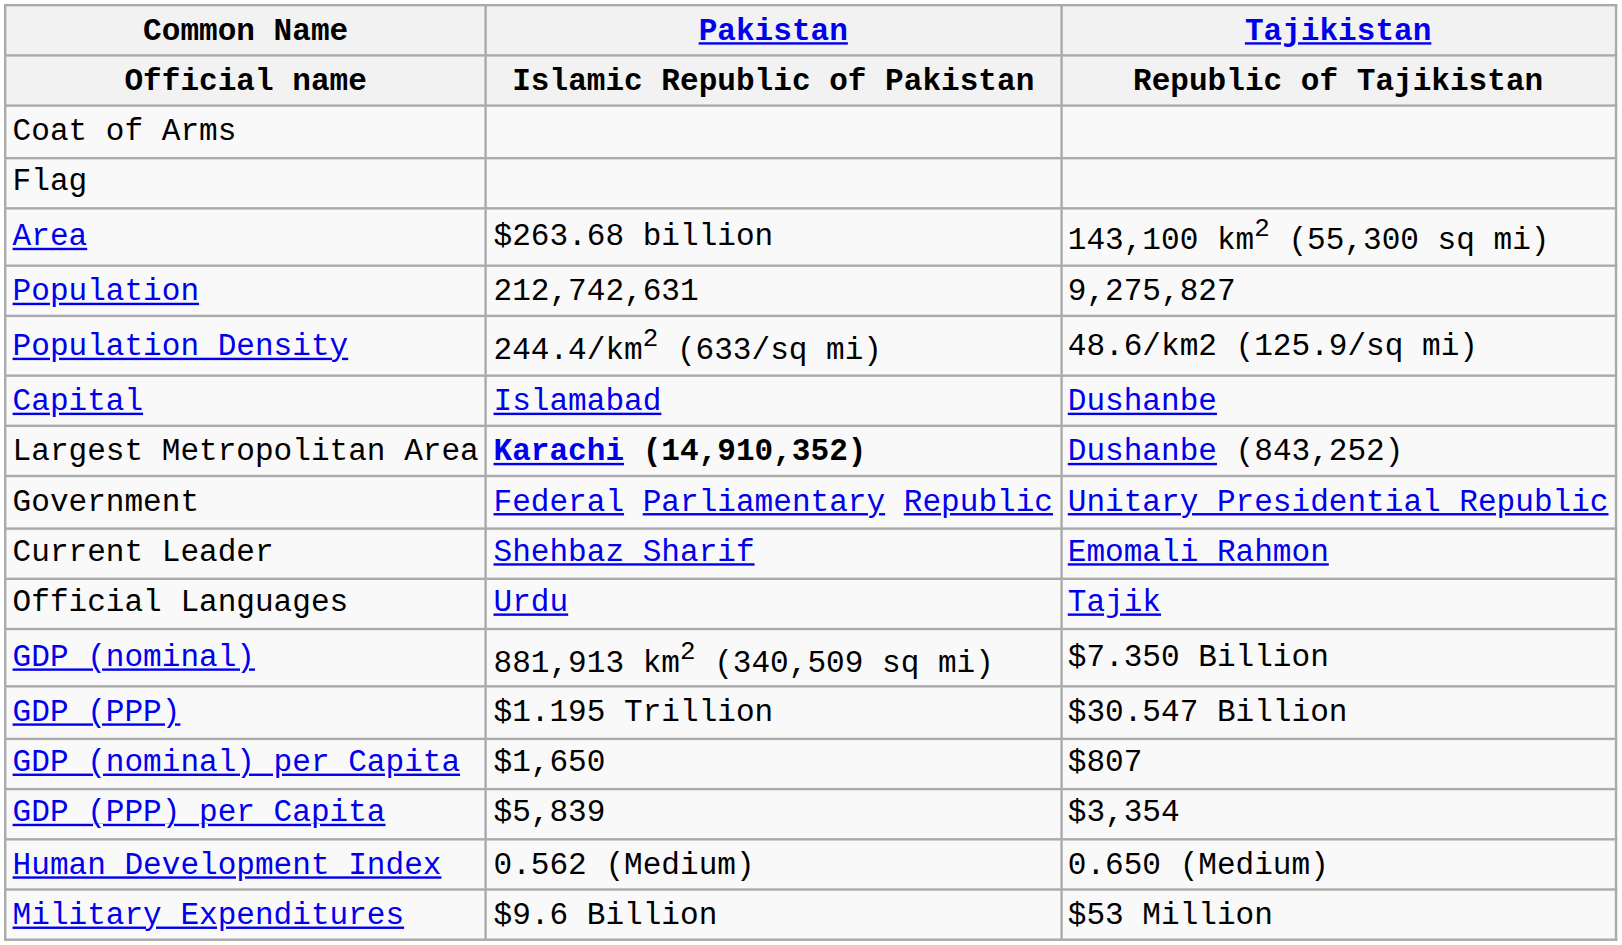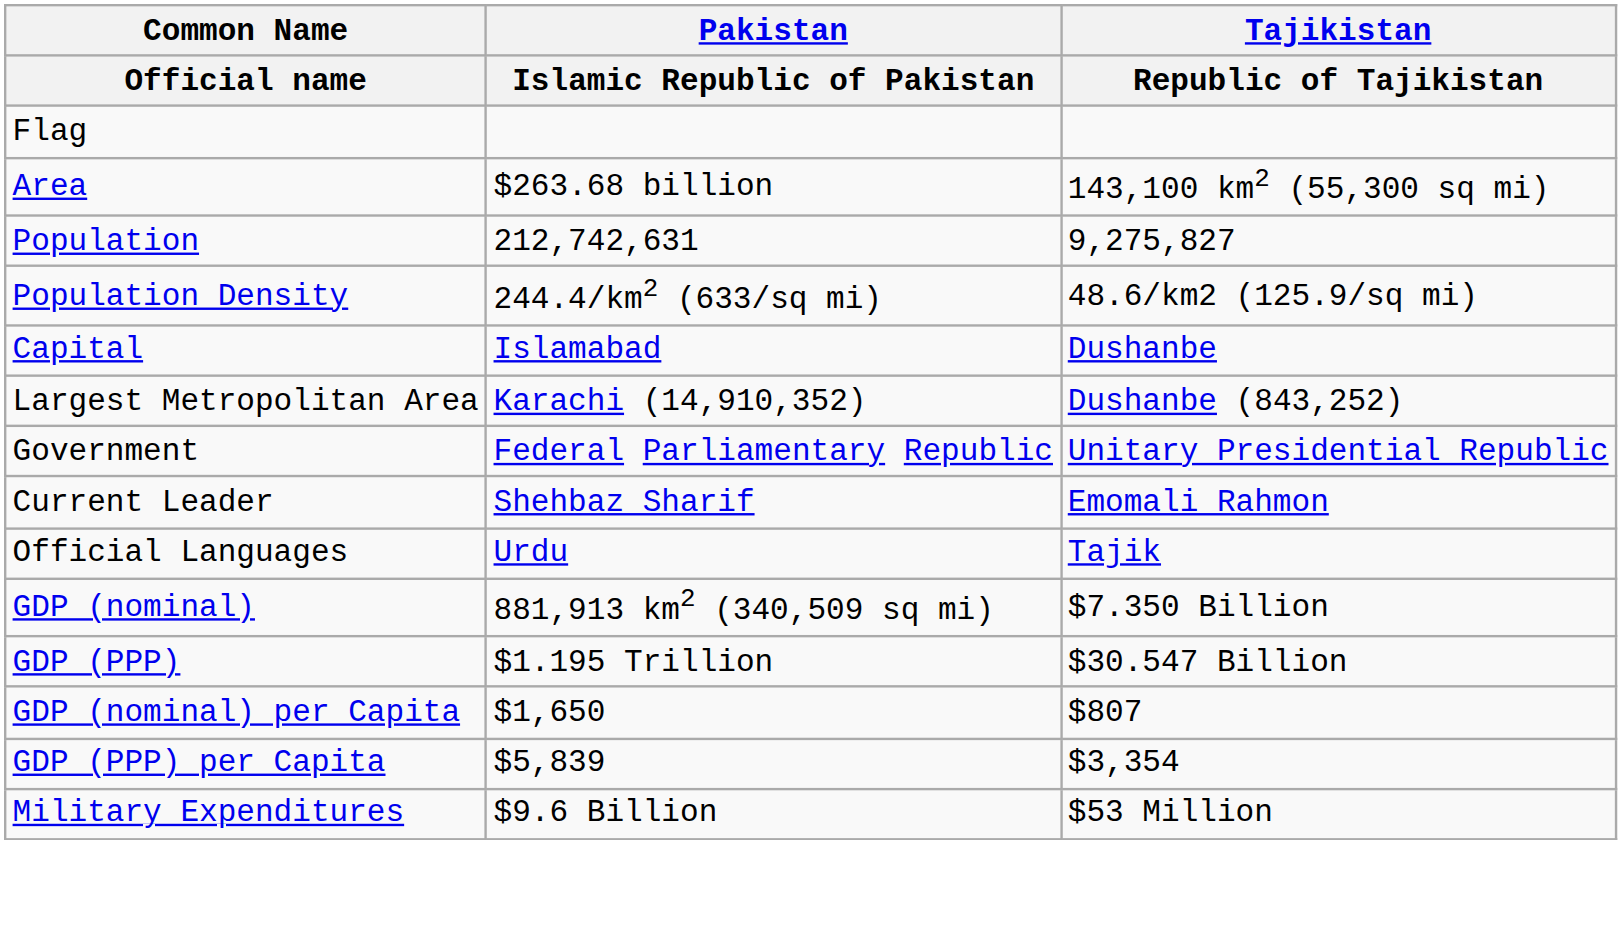- row: (124, 132)
(680, 452) bold -> (680, 401) normal
- row: (227, 865)
